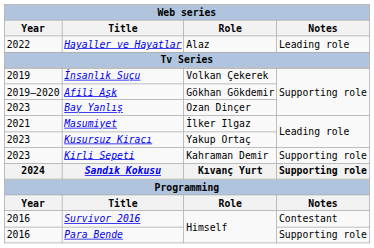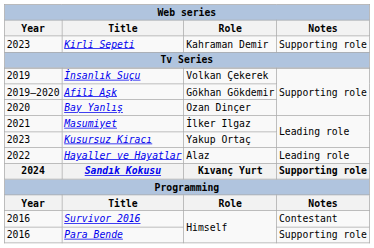rows swapped: (123, 44) <-> (99, 155)
(18, 108) 2023 -> (18, 108) 2020
